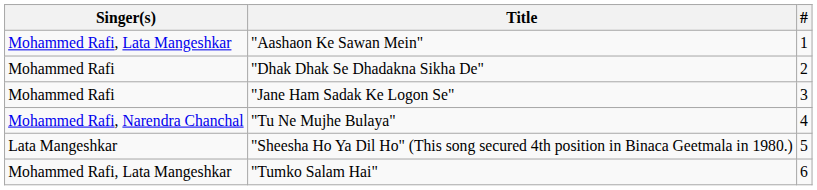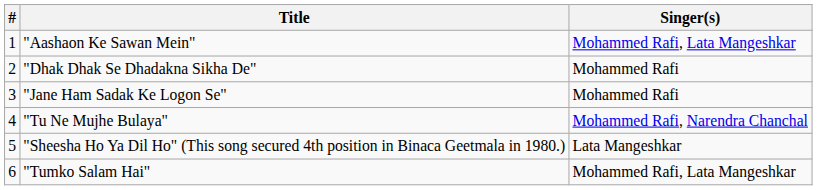columns swapped: (804, 17) <-> (126, 17)
